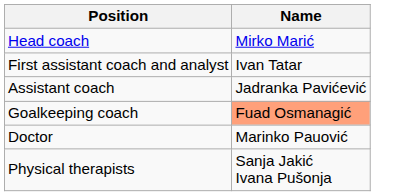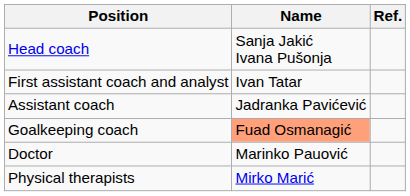+ column: (388, 16)
(275, 40) Mirko Marić -> (284, 49) Sanja Jakić Ivana Pušonja
(284, 169) Sanja Jakić Ivana Pušonja -> (275, 178) Mirko Marić
